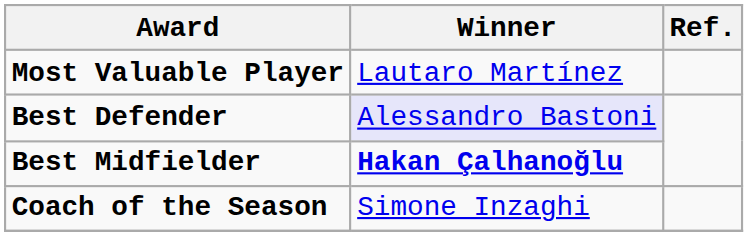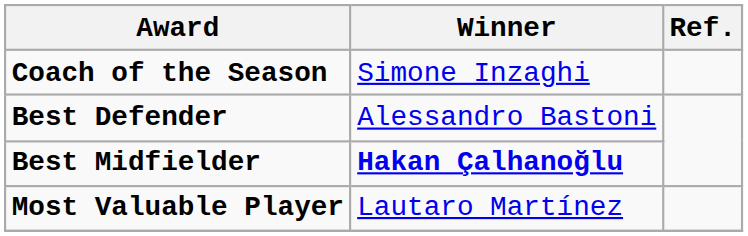rows swapped: (178, 73) <-> (170, 208)
(507, 118) lavender background -> (507, 118) no background
